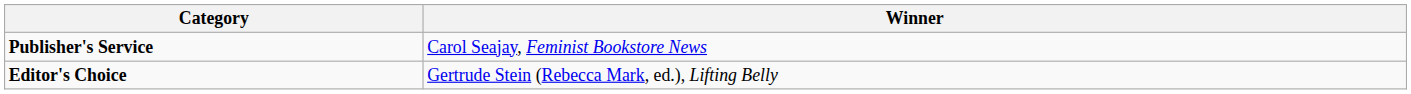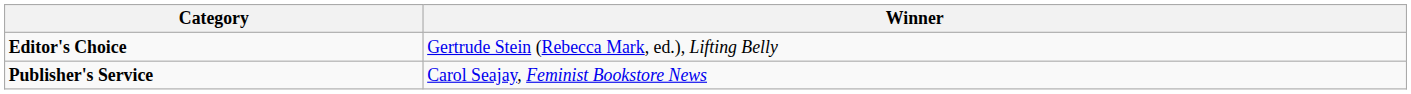rows swapped: (68, 74) <-> (81, 46)
